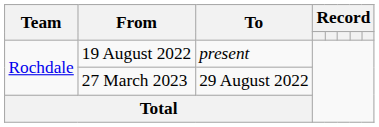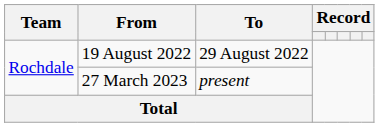(224, 53) present -> (254, 53) 29 August 2022
(254, 80) 29 August 2022 -> (224, 80) present
